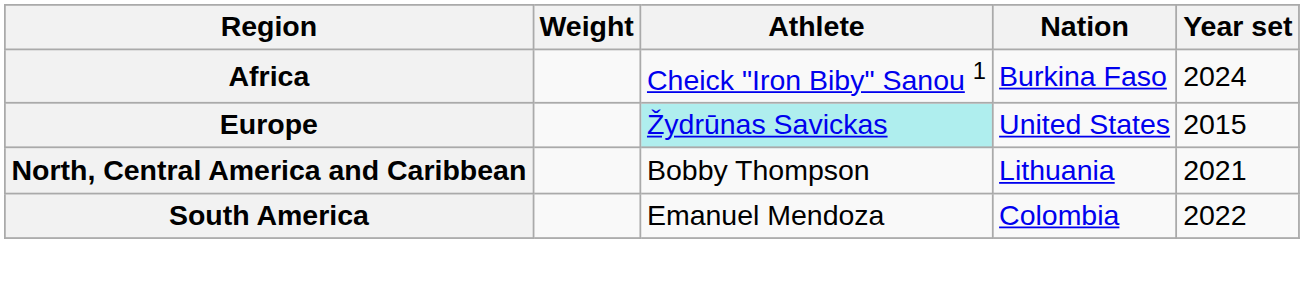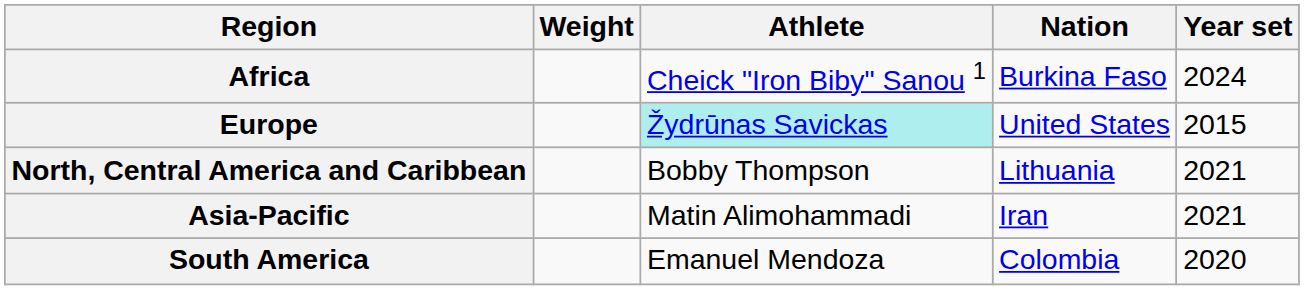+ row: (269, 215)
(1215, 215) 2022 -> (1215, 260) 2020
